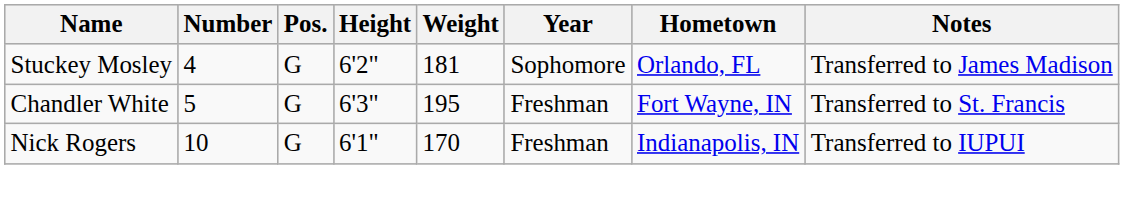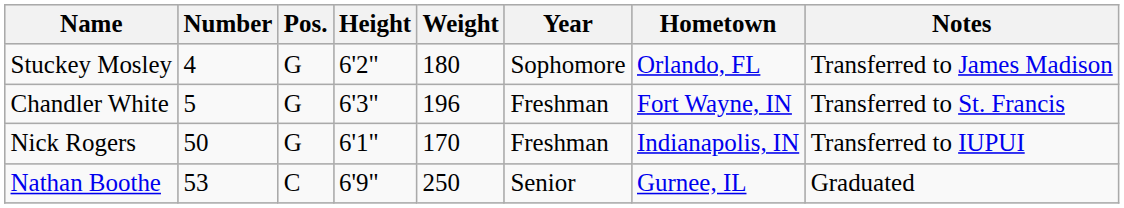(441, 63) 181 -> (441, 63) 180
(441, 103) 195 -> (441, 103) 196
(196, 143) 10 -> (196, 143) 50
+ row: (86, 182)
